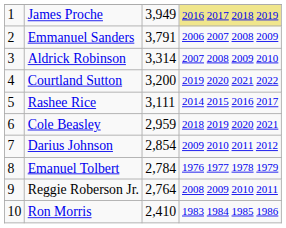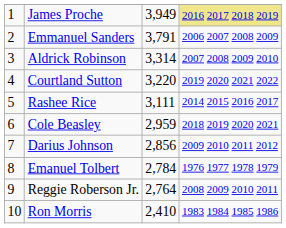(161, 80) 3,200 -> (161, 80) 3,220
(161, 146) 2,854 -> (161, 146) 2,856
